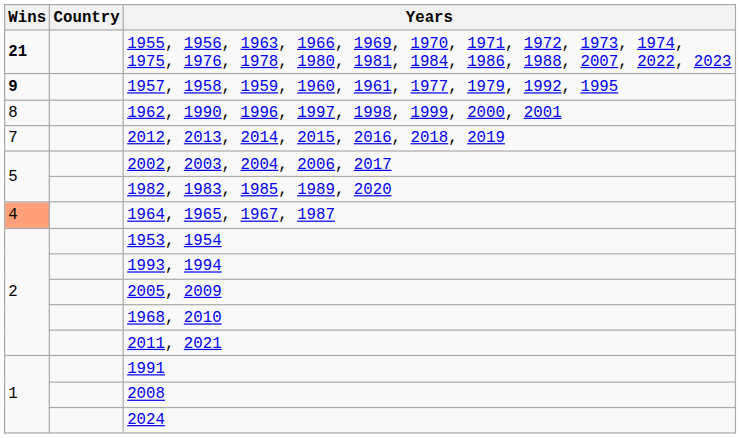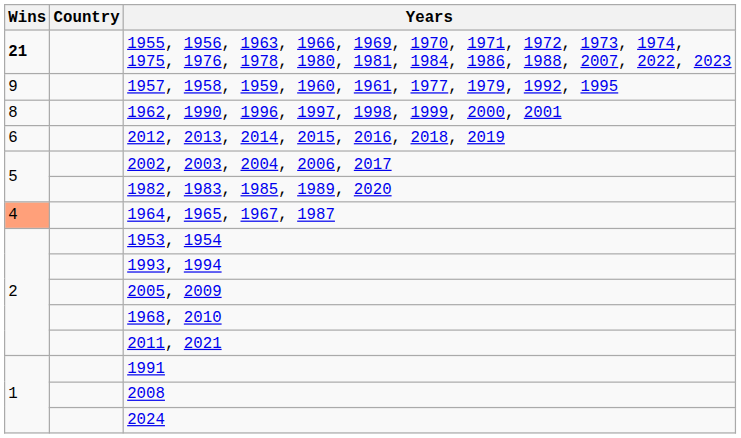(13, 87) bold -> (13, 87) normal
(13, 138) 7 -> (13, 138) 6
